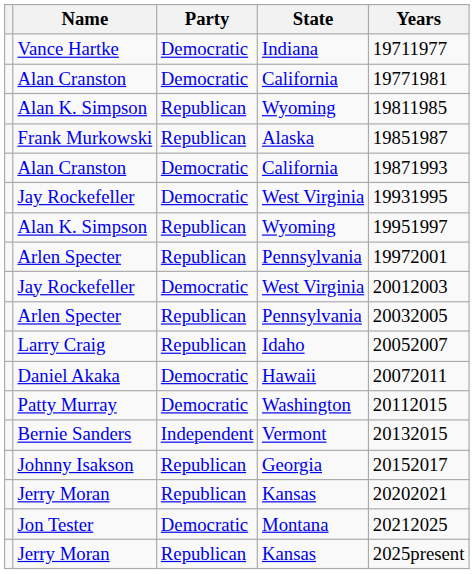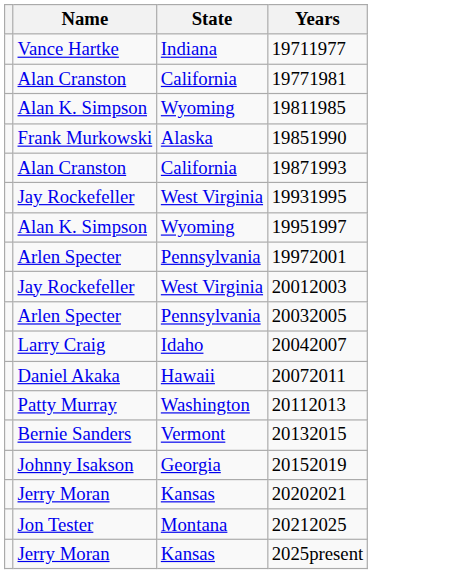- column: (207, 19)
(410, 138) 19851987 -> (309, 138) 19851990
(410, 345) 20052007 -> (309, 345) 20042007
(410, 405) 20112015 -> (309, 405) 20112013
(410, 464) 20152017 -> (309, 464) 20152019
